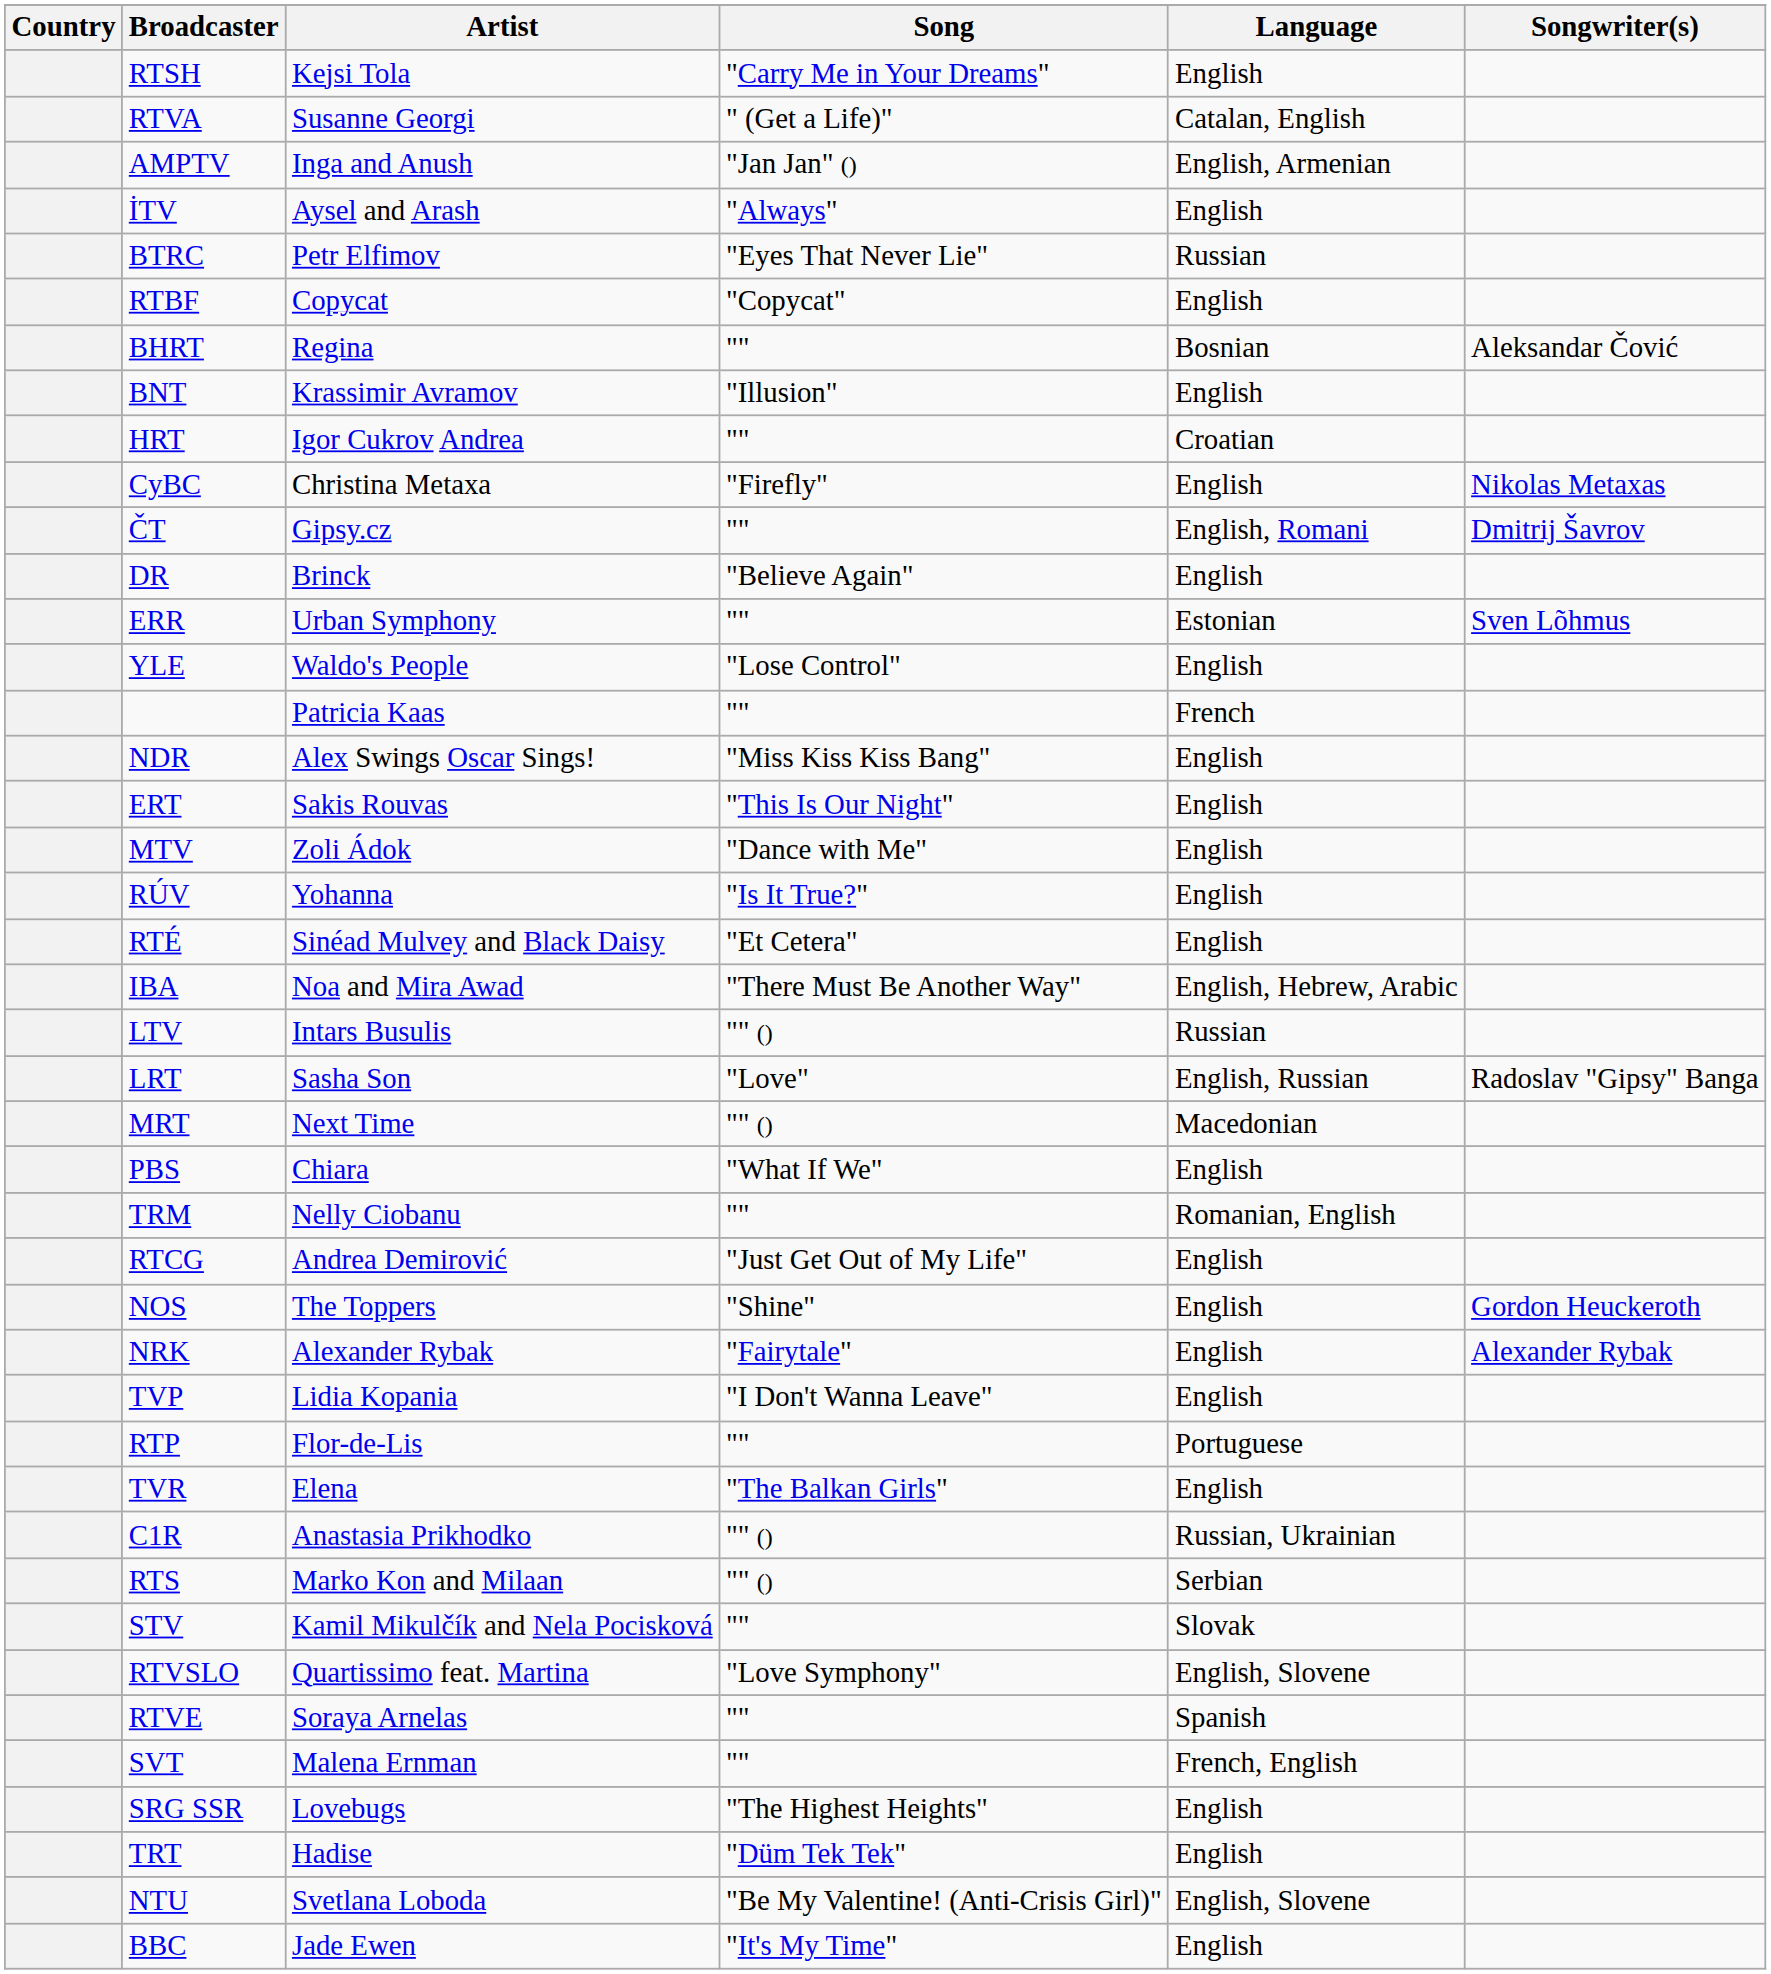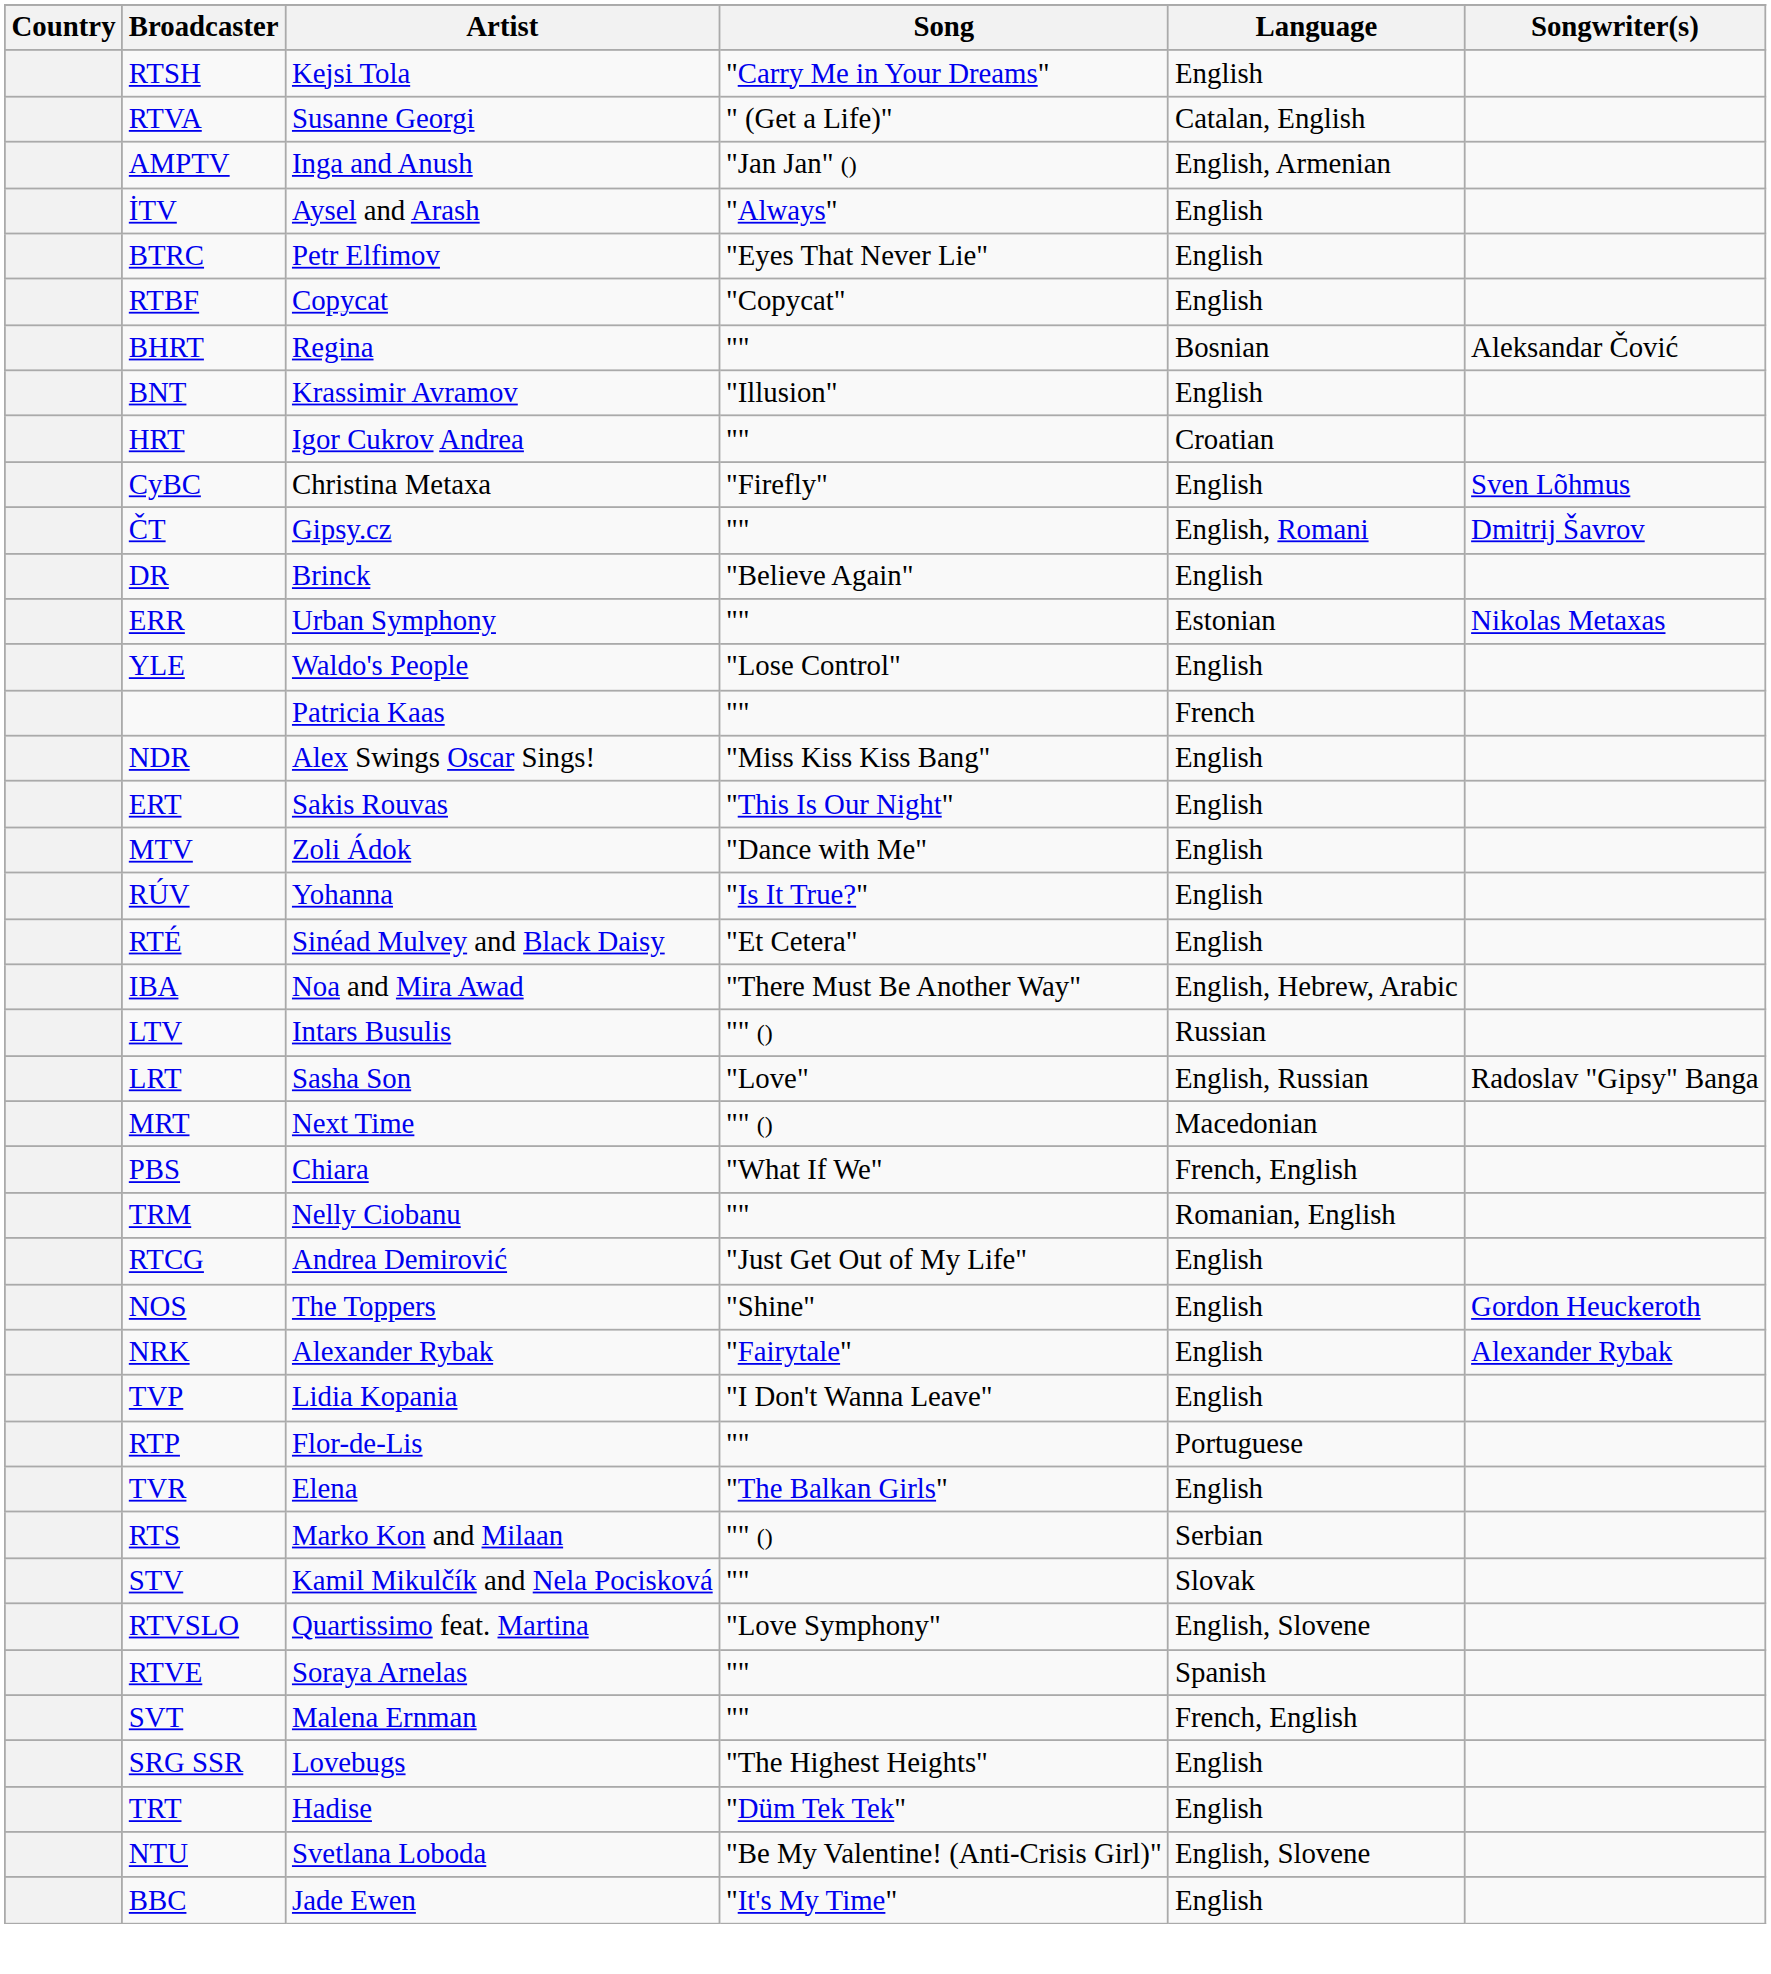(1221, 255) Russian -> (1219, 255) English
(1568, 484) Nikolas Metaxas -> (1551, 484) Sven Lõhmus
(1551, 621) Sven Lõhmus -> (1568, 621) Nikolas Metaxas
(1219, 1169) English -> (1266, 1169) French, English
- row: (155, 1534)
